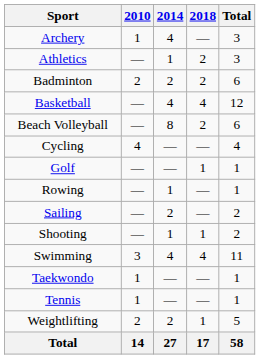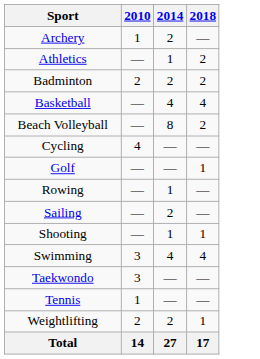- column: (237, 15)
(170, 37) 4 -> (170, 37) 2
(137, 278) 1 -> (137, 278) 3
